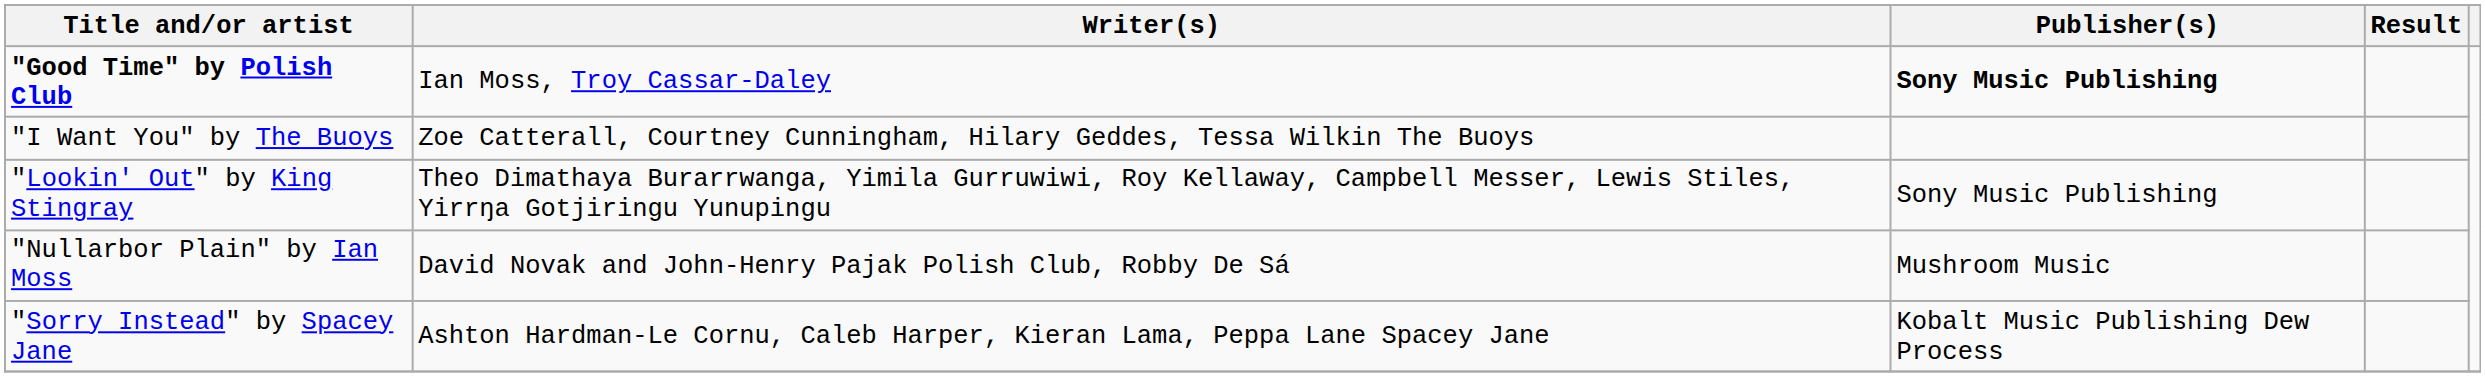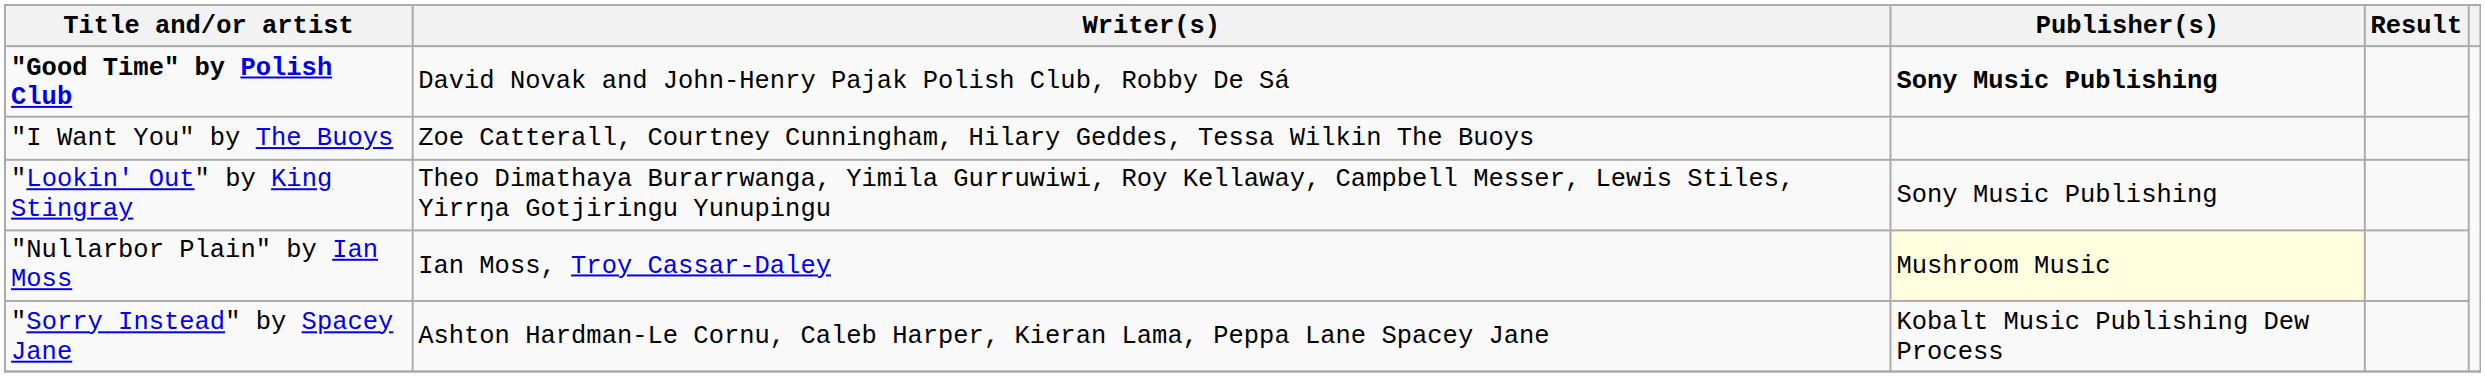(625, 82) Ian Moss, Troy Cassar-Daley -> (854, 82) David Novak and John-Henry Pajak Polish Club, Robby De Sá
(854, 265) David Novak and John-Henry Pajak Polish Club, Robby De Sá -> (625, 265) Ian Moss, Troy Cassar-Daley
(2004, 265) no background -> (2004, 265) lightyellow background
